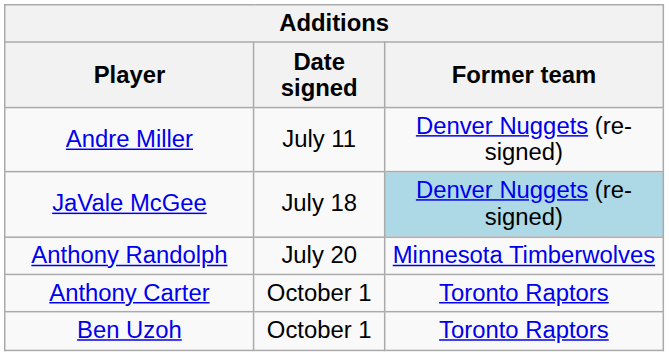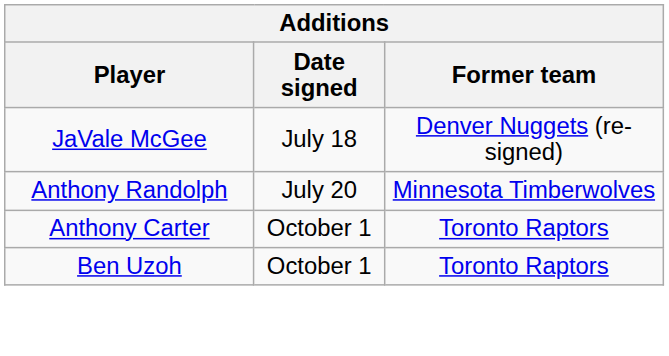- row: (129, 139)
(524, 203) lightblue background -> (524, 139) no background
